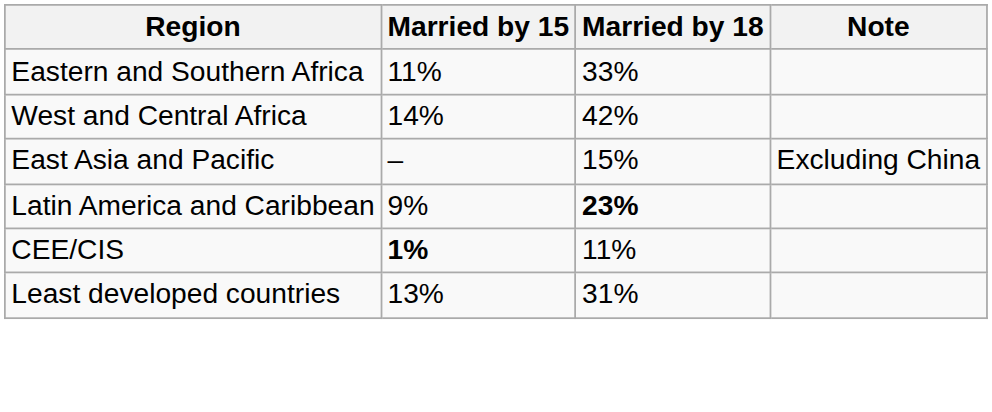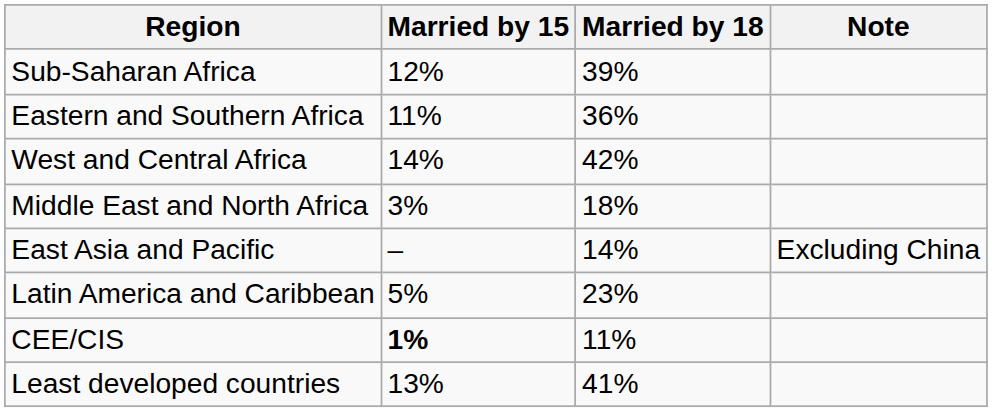+ row: (133, 71)
(610, 71) 33% -> (610, 116) 36%
+ row: (190, 205)
(610, 160) 15% -> (610, 250) 14%
(408, 205) 9% -> (408, 294) 5%
(610, 205) bold -> (610, 294) normal
(610, 294) 31% -> (610, 384) 41%
